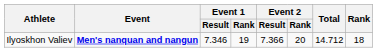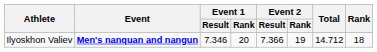(244, 40) 19 -> (244, 40) 20
(300, 40) 20 -> (300, 40) 19
